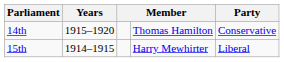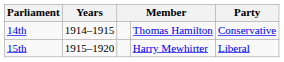(90, 30) 1915–1920 -> (90, 30) 1914–1915
(90, 48) 1914–1915 -> (90, 48) 1915–1920
